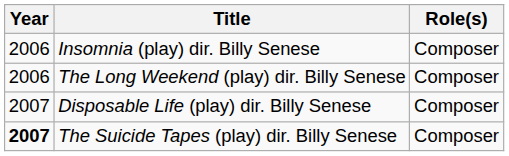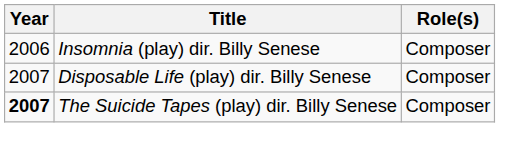- row: (232, 77)
